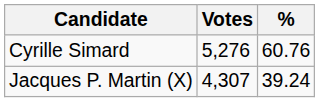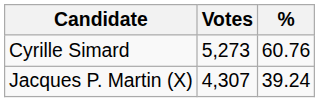(226, 50) 5,276 -> (226, 50) 5,273
